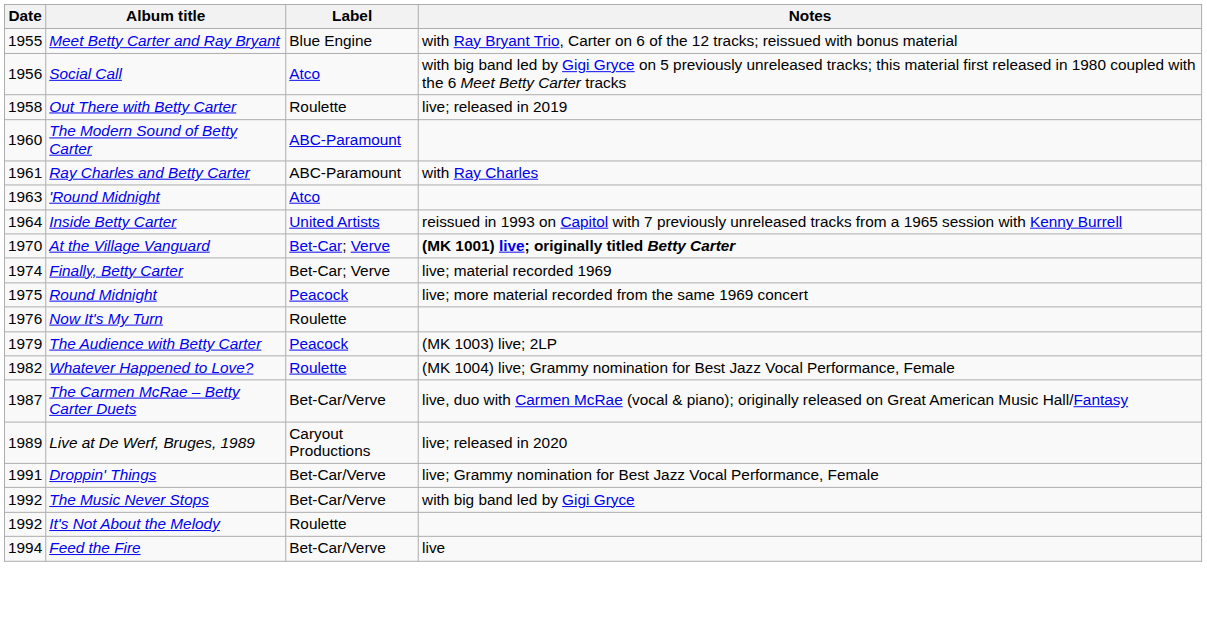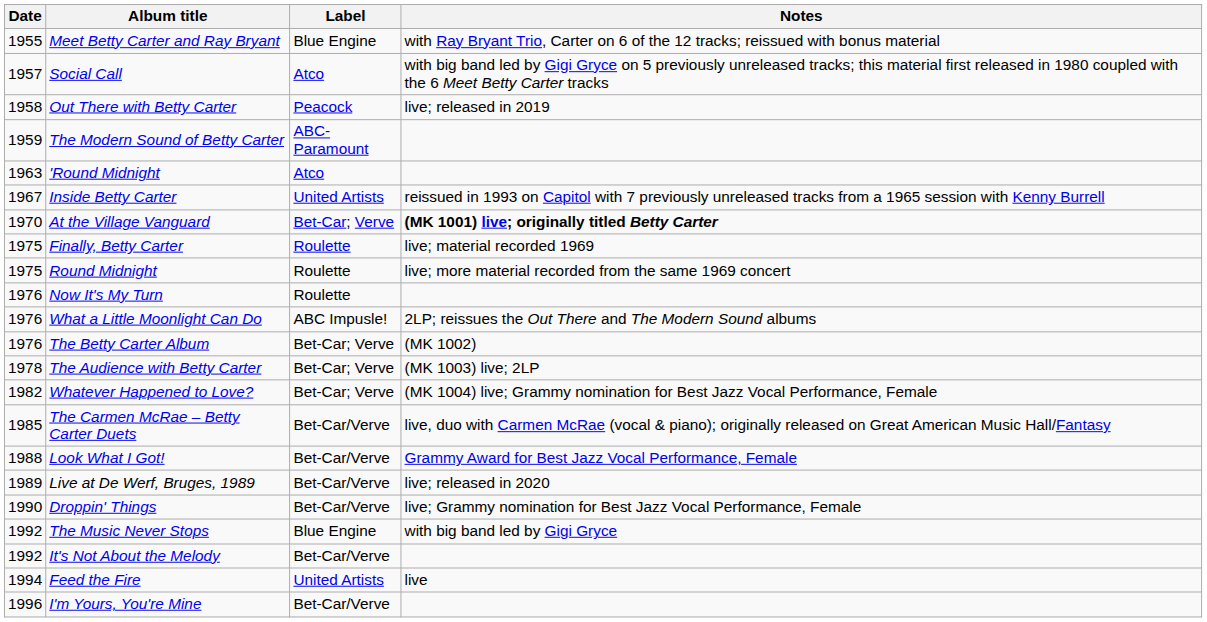(25, 74) 1956 -> (25, 74) 1957
(318, 107) Roulette -> (323, 107) Peacock
(25, 140) 1960 -> (25, 140) 1959
- row: (150, 173)
(25, 221) 1964 -> (25, 197) 1967
(25, 270) 1974 -> (25, 246) 1975
(340, 270) Bet-Car; Verve -> (322, 246) Roulette
(319, 294) Peacock -> (322, 270) Roulette
+ row: (156, 319)
+ row: (129, 343)
(25, 343) 1979 -> (25, 367) 1978
(319, 343) Peacock -> (344, 367) Bet-Car; Verve
(318, 367) Roulette -> (344, 392) Bet-Car; Verve
(25, 400) 1987 -> (25, 425) 1985
+ row: (107, 458)
(330, 442) Caryout Productions -> (342, 482) Bet-Car/Verve
(25, 475) 1991 -> (25, 507) 1990
(338, 499) Bet-Car/Verve -> (335, 531) Blue Engine
(318, 524) Roulette -> (342, 555) Bet-Car/Verve
(338, 548) Bet-Car/Verve -> (339, 580) United Artists
+ row: (125, 604)
